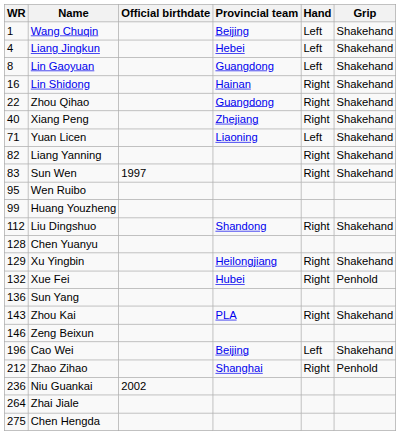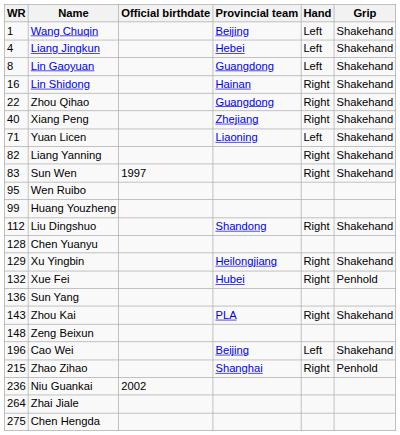(16, 333) 146 -> (16, 333) 148
(16, 368) 212 -> (16, 368) 215
